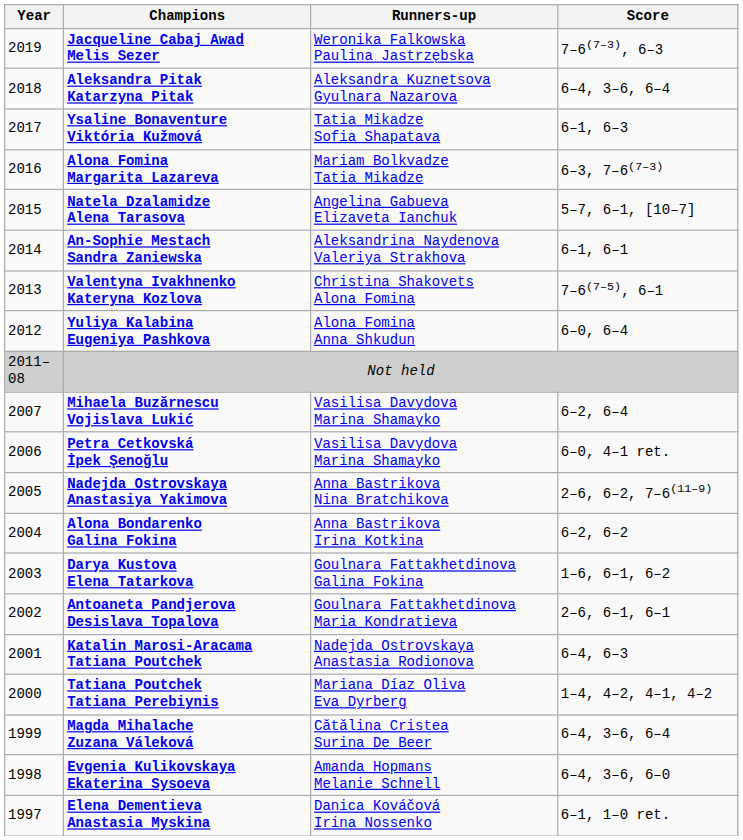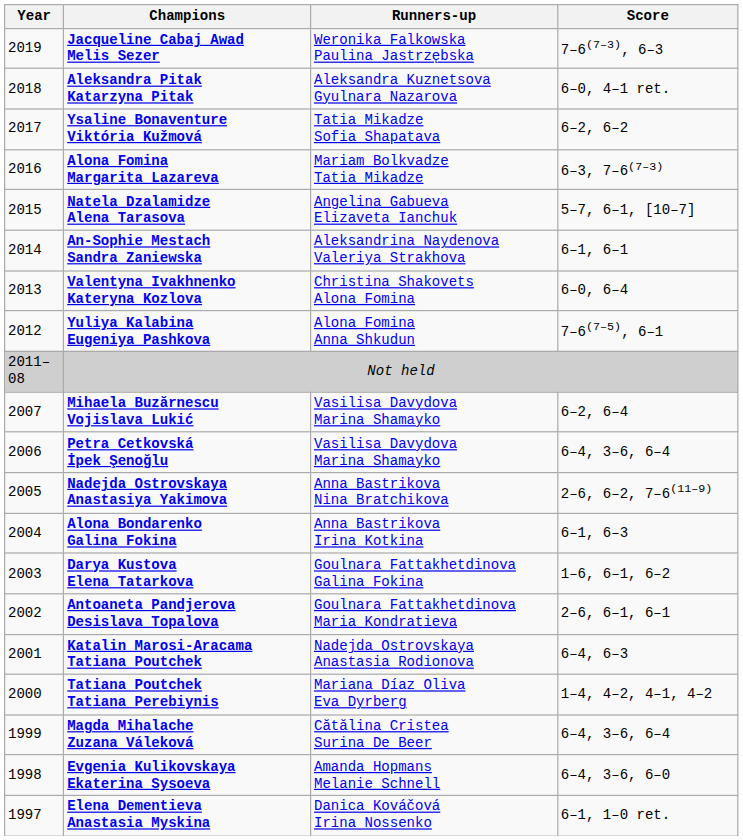(615, 88) 6–4, 3–6, 6–4 -> (615, 88) 6–0, 4–1 ret.
(594, 129) 6–1, 6–3 -> (594, 129) 6–2, 6–2
(612, 290) 7–6(7–5), 6–1 -> (594, 290) 6–0, 6–4
(594, 331) 6–0, 6–4 -> (612, 331) 7–6(7–5), 6–1
(615, 452) 6–0, 4–1 ret. -> (615, 452) 6–4, 3–6, 6–4
(594, 533) 6–2, 6–2 -> (594, 533) 6–1, 6–3
